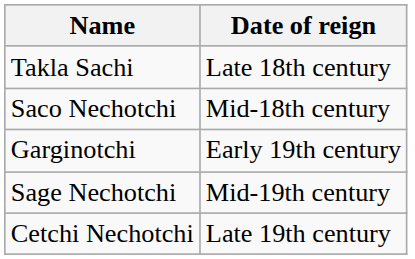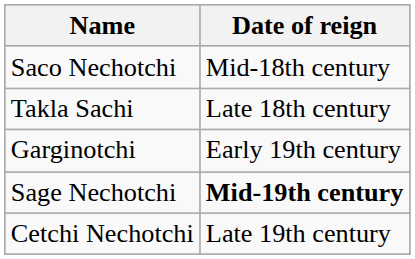rows swapped: (94, 108) <-> (72, 66)
(298, 191) normal -> (305, 191) bold
